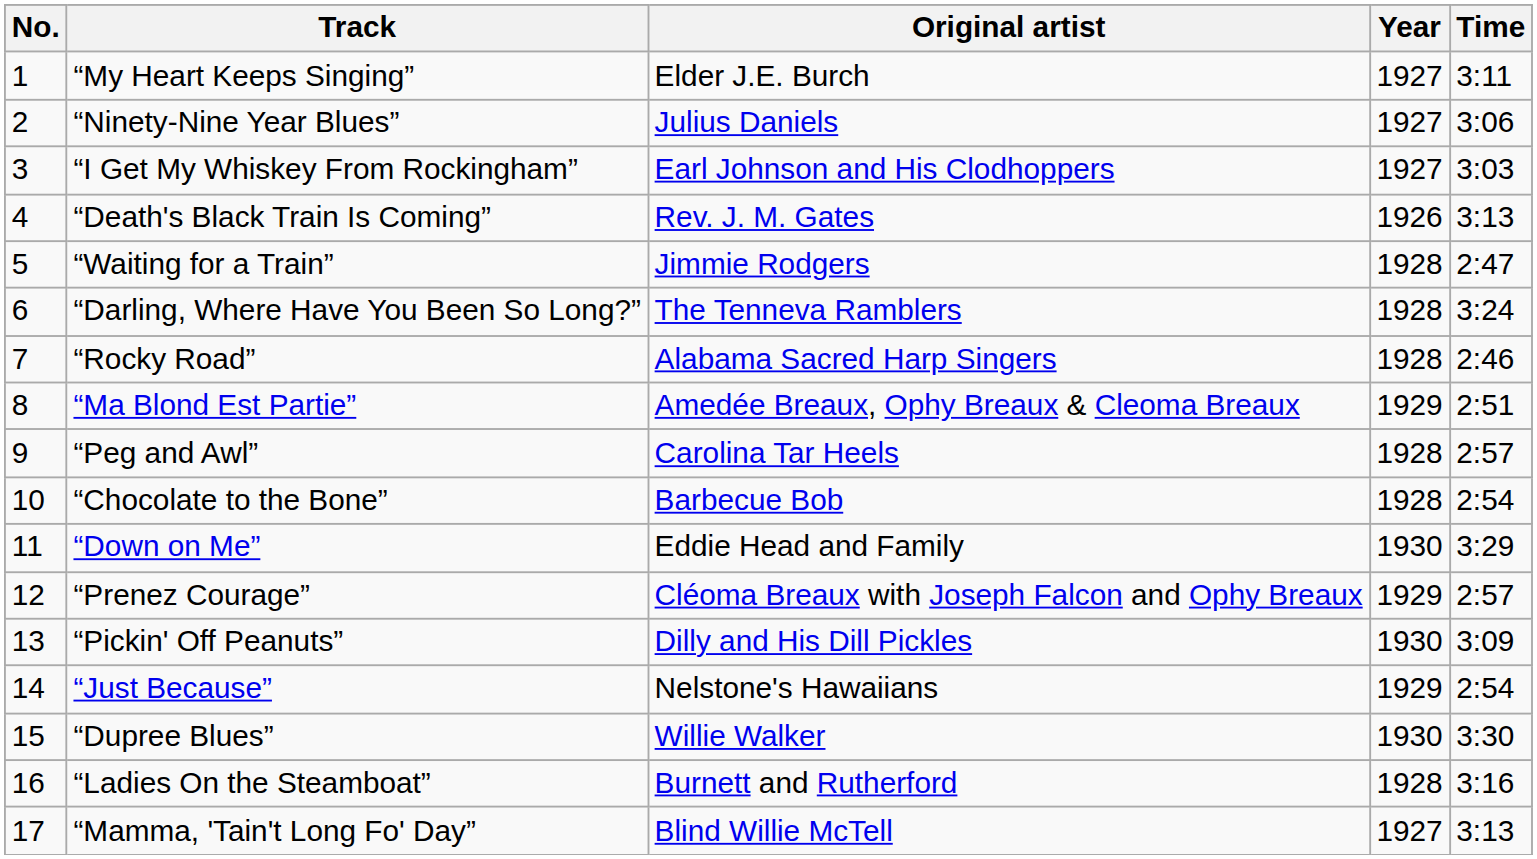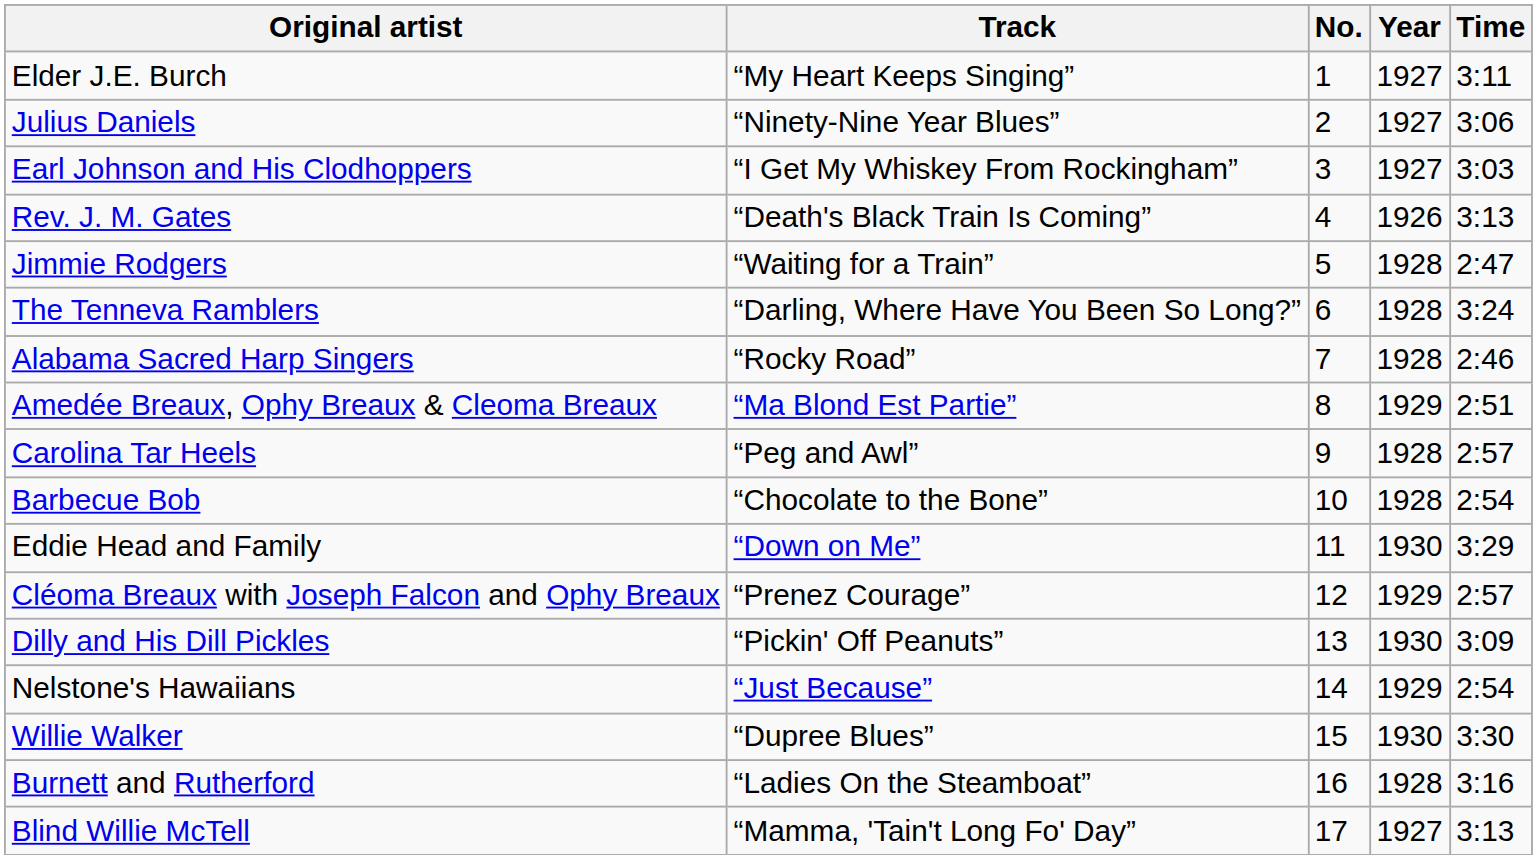columns swapped: (36, 28) <-> (1009, 28)
